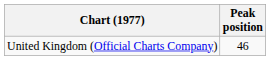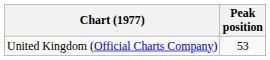(243, 45) 46 -> (243, 45) 53
